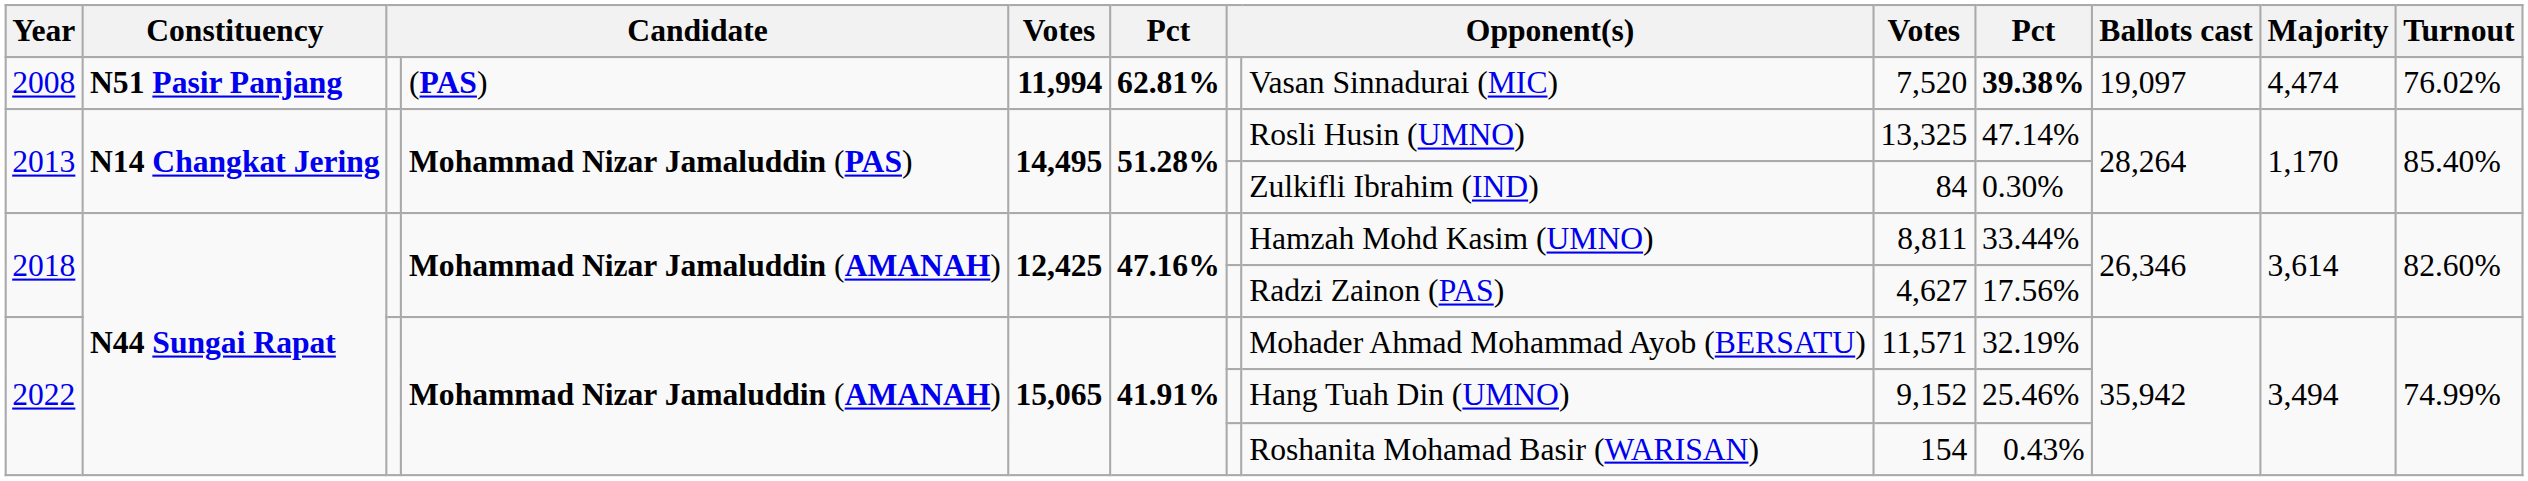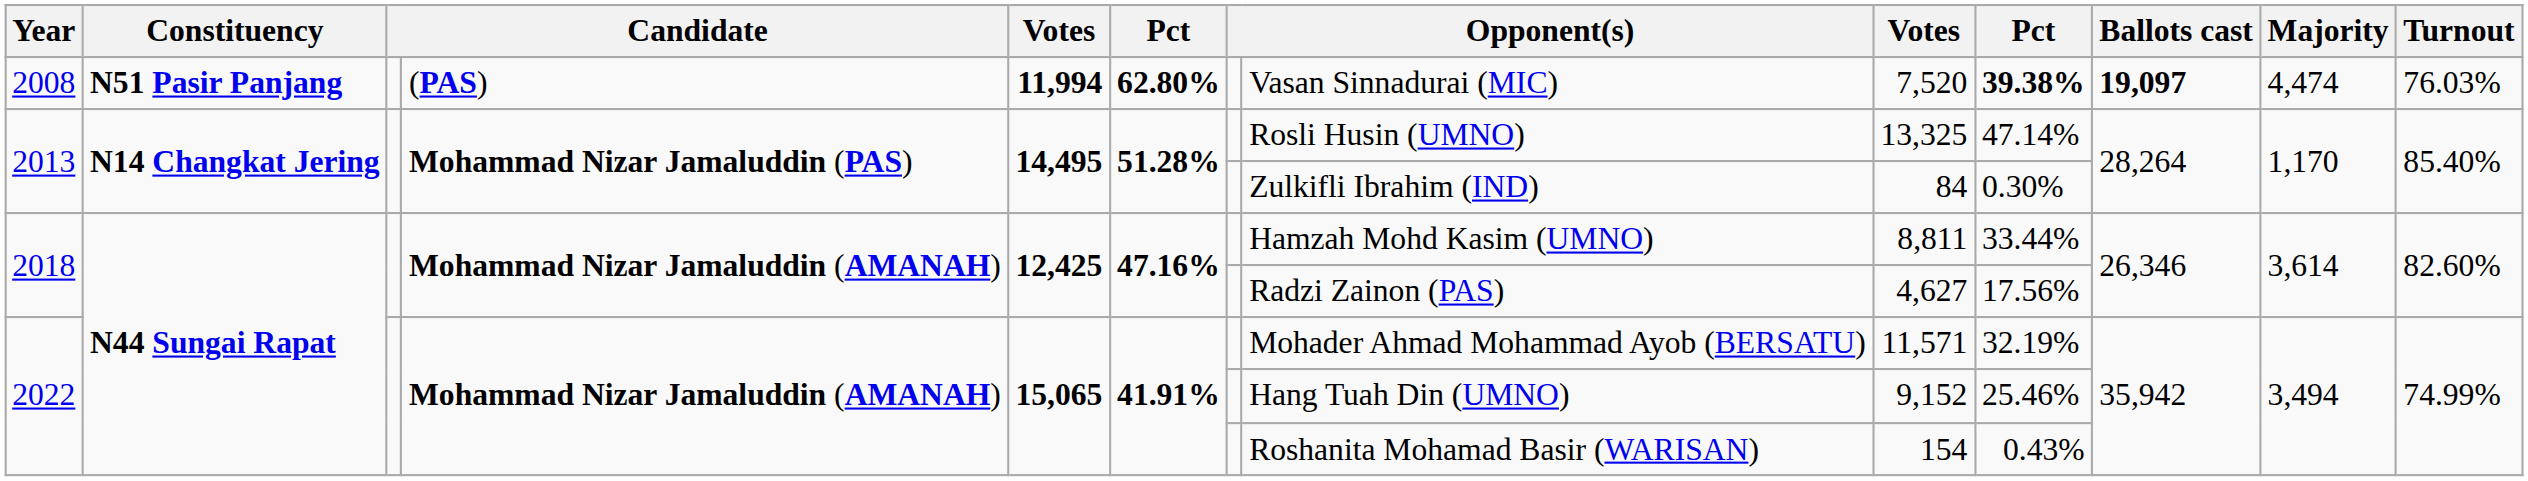(1168, 82) 62.81% -> (1168, 82) 62.80%
(2143, 82) normal -> (2143, 82) bold
(2452, 82) 76.02% -> (2452, 82) 76.03%
